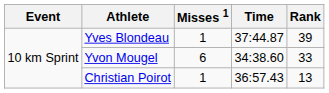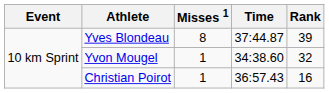(203, 38) 1 -> (203, 38) 8
(203, 58) 6 -> (203, 58) 1
(305, 58) 33 -> (305, 58) 32
(305, 78) 13 -> (305, 78) 16
